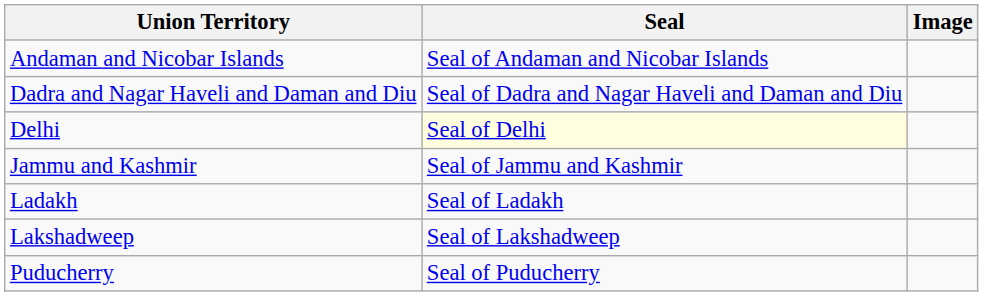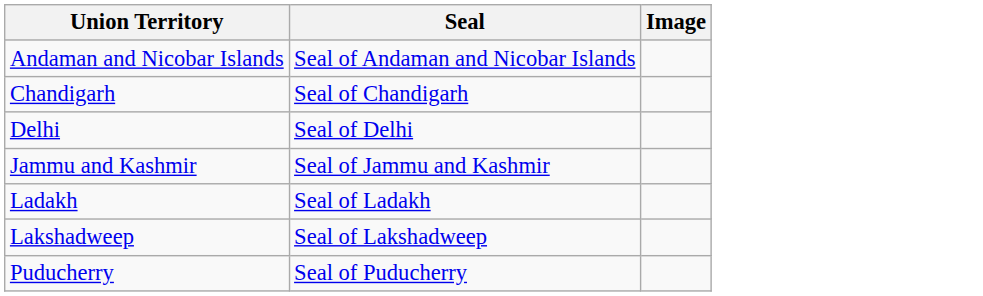+ row: (63, 93)
- row: (213, 93)
(486, 129) lightyellow background -> (354, 129) no background
